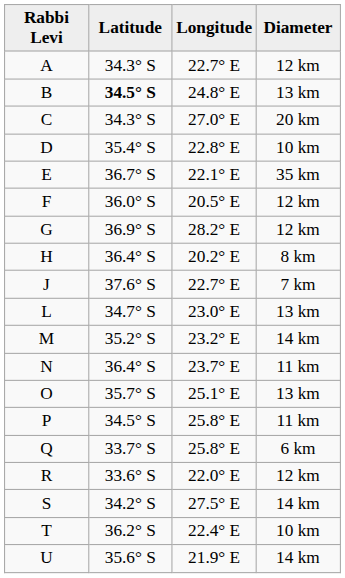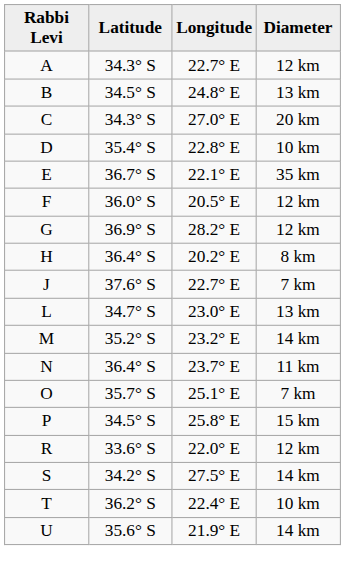(130, 92) bold -> (130, 92) normal
(298, 393) 13 km -> (298, 393) 7 km
(298, 421) 11 km -> (298, 421) 15 km
- row: (46, 448)
